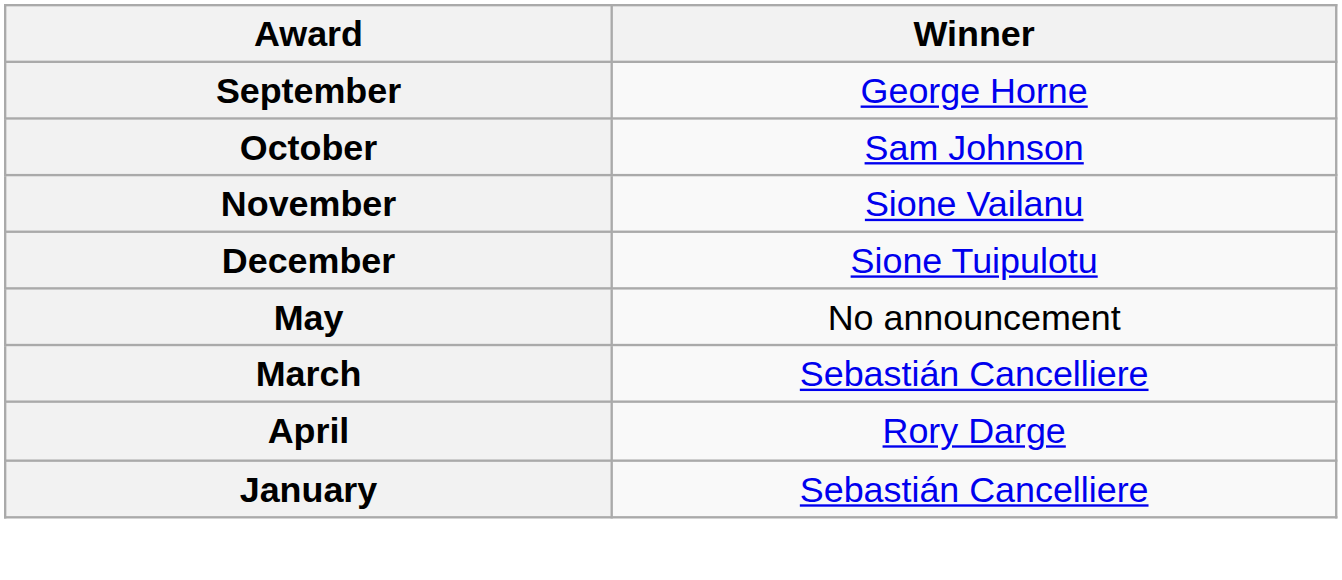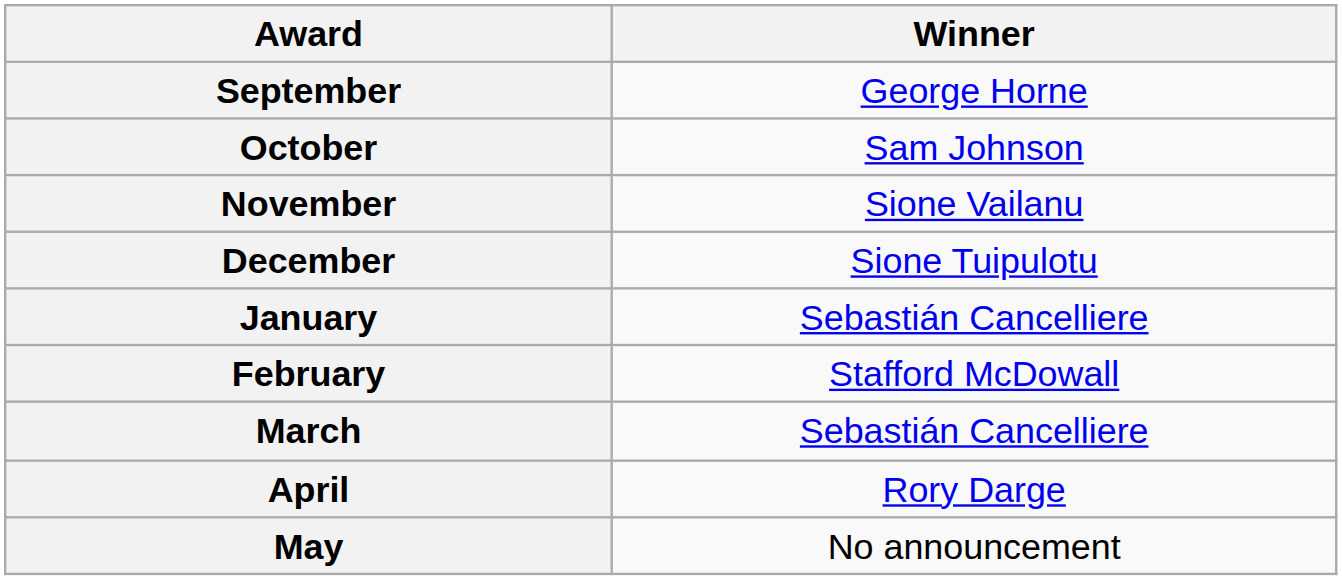rows swapped: (308, 488) <-> (308, 318)
+ row: (309, 374)
